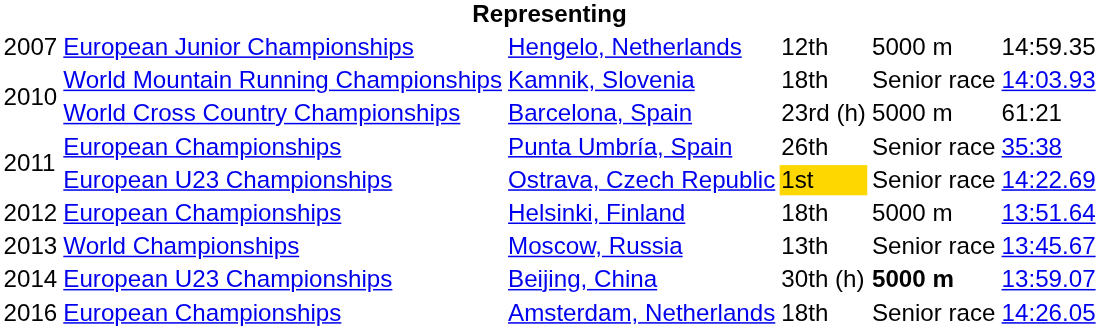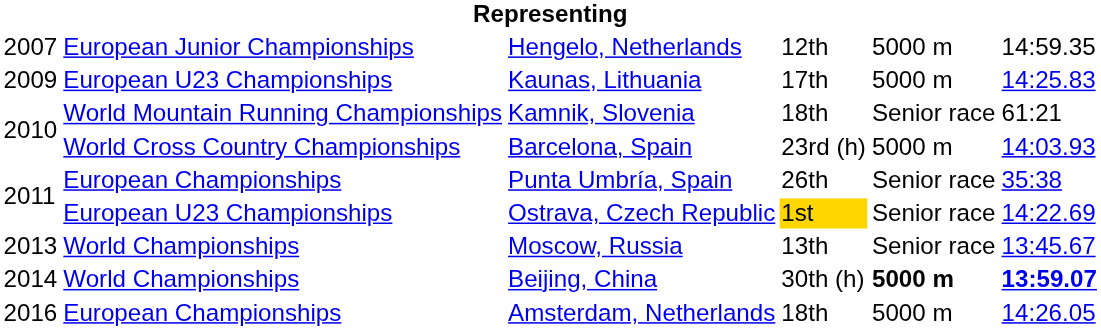+ row: (605, 80)
(1049, 80) 14:03.93 -> (1032, 113) 61:21
(1032, 113) 61:21 -> (1049, 146) 14:03.93
- row: (597, 213)
(228, 279) European U23 Championships -> (181, 279) World Championships
(1049, 279) normal -> (1049, 279) bold
(934, 312) Senior race -> (912, 312) 5000 m
